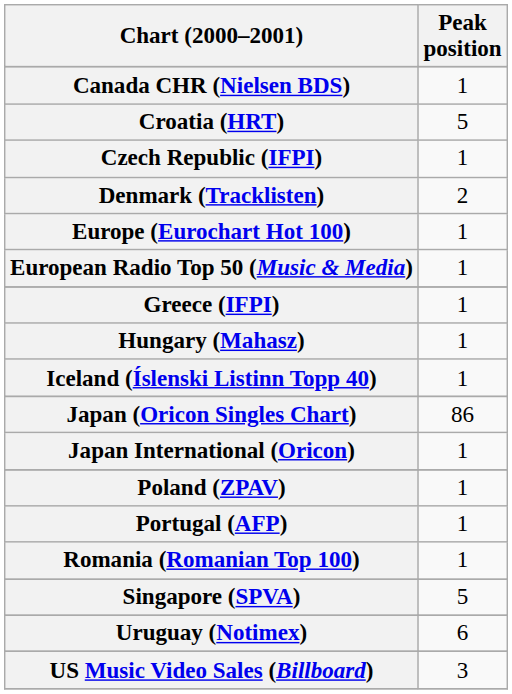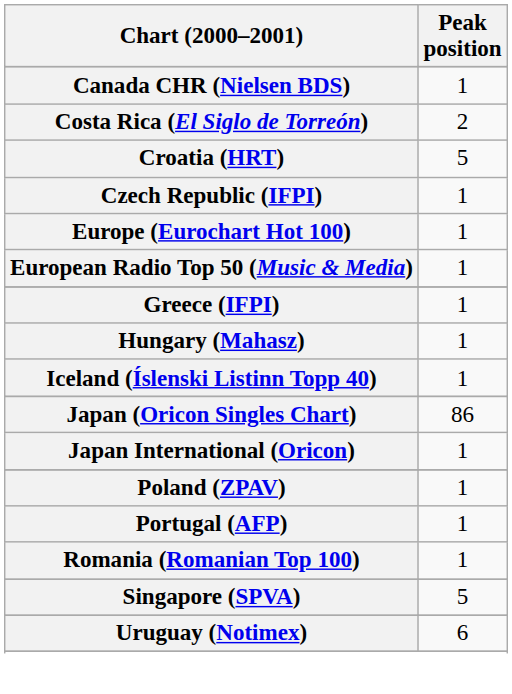+ row: (211, 121)
- row: (211, 194)
- row: (211, 669)
